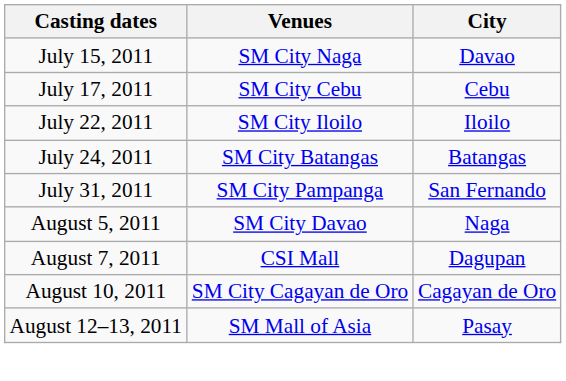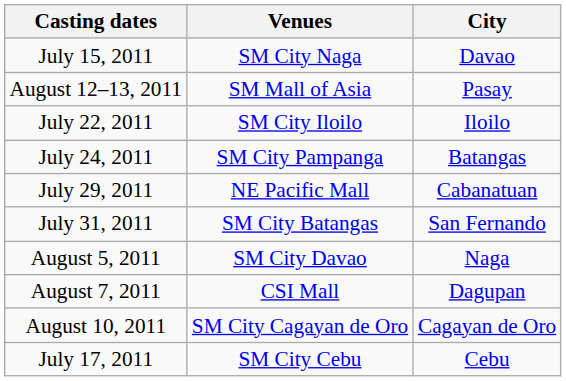rows swapped: (96, 88) <-> (96, 325)
(300, 156) SM City Batangas -> (300, 156) SM City Pampanga
+ row: (96, 190)
(300, 190) SM City Pampanga -> (300, 223) SM City Batangas
